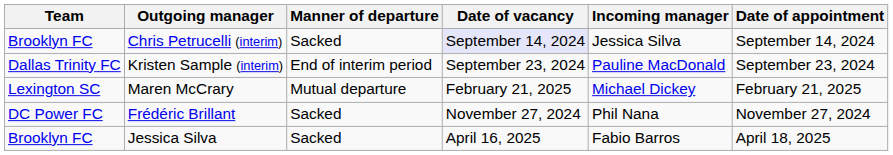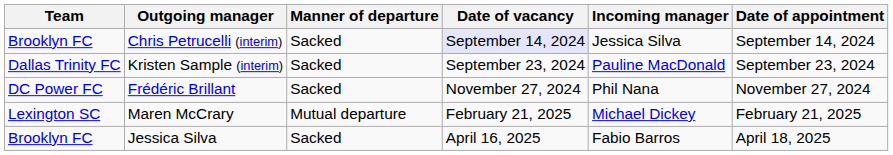(361, 65) End of interim period -> (316, 65) Sacked
rows swapped: (182, 114) <-> (181, 89)
